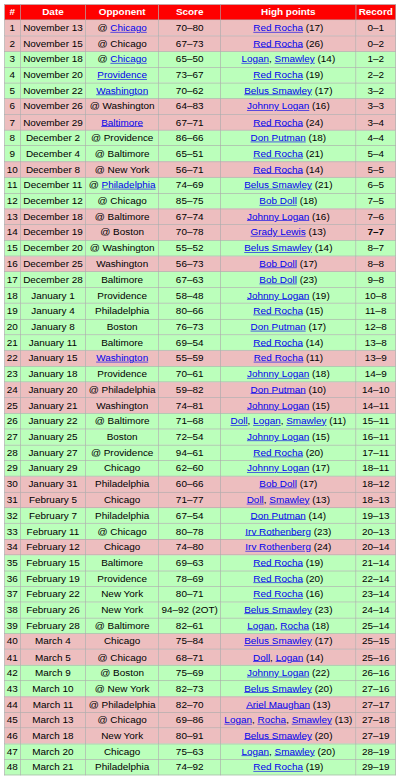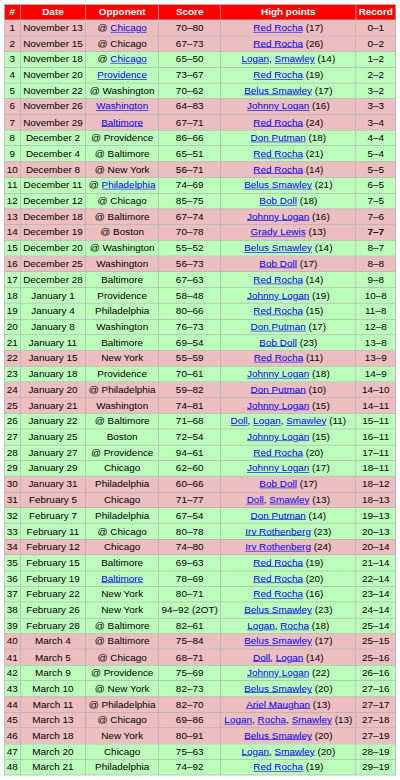(122, 91) Washington -> (122, 91) @ Washington
(122, 106) @ Washington -> (122, 106) Washington
(288, 279) Bob Doll (23) -> (288, 279) Red Rocha (14)
(122, 327) Boston -> (122, 327) Washington
(288, 342) Red Rocha (14) -> (288, 342) Bob Doll (23)
(122, 358) Washington -> (122, 358) New York
(122, 578) Providence -> (122, 578) Baltimore
(122, 641) Chicago -> (122, 641) @ Baltimore
(122, 673) @ Boston -> (122, 673) @ Providence
